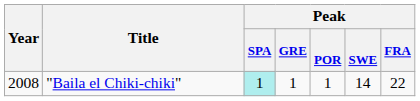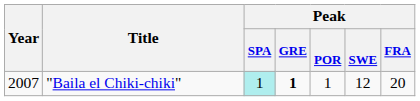(24, 83) 2008 -> (24, 83) 2007
(293, 83) normal -> (293, 83) bold
(363, 83) 14 -> (363, 83) 12
(398, 83) 22 -> (398, 83) 20
